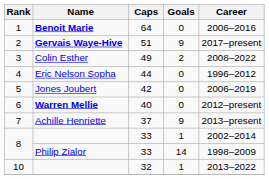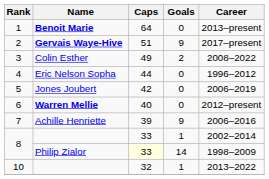(231, 27) 2006–2016 -> (231, 27) 2013–present
(146, 120) 37 -> (146, 120) 39
(231, 120) 2013–present -> (231, 120) 2006–2016
(146, 151) no background -> (146, 151) lightyellow background
